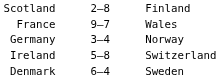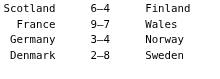(100, 8) 2–8 -> (100, 8) 6–4
- row: (33, 55)
(100, 71) 6–4 -> (100, 55) 2–8
